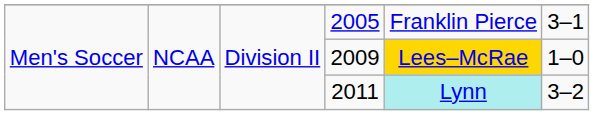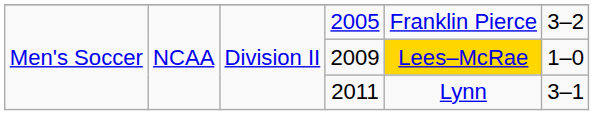(566, 22) 3–1 -> (566, 22) 3–2
(463, 92) paleturquoise background -> (463, 92) no background
(566, 92) 3–2 -> (566, 92) 3–1
